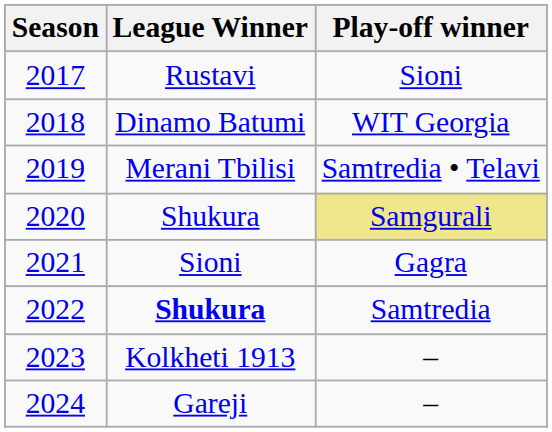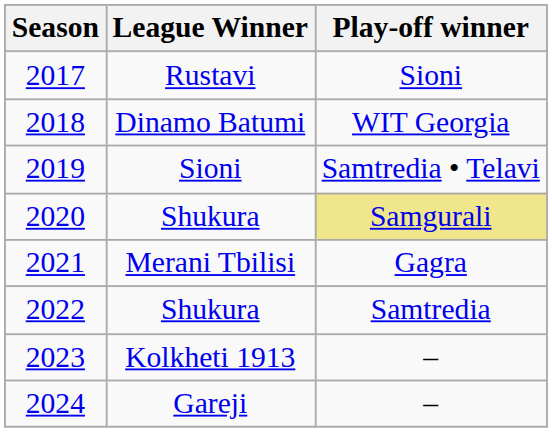(210, 168) Merani Tbilisi -> (210, 168) Sioni
(210, 262) Sioni -> (210, 262) Merani Tbilisi
(210, 309) bold -> (210, 309) normal
